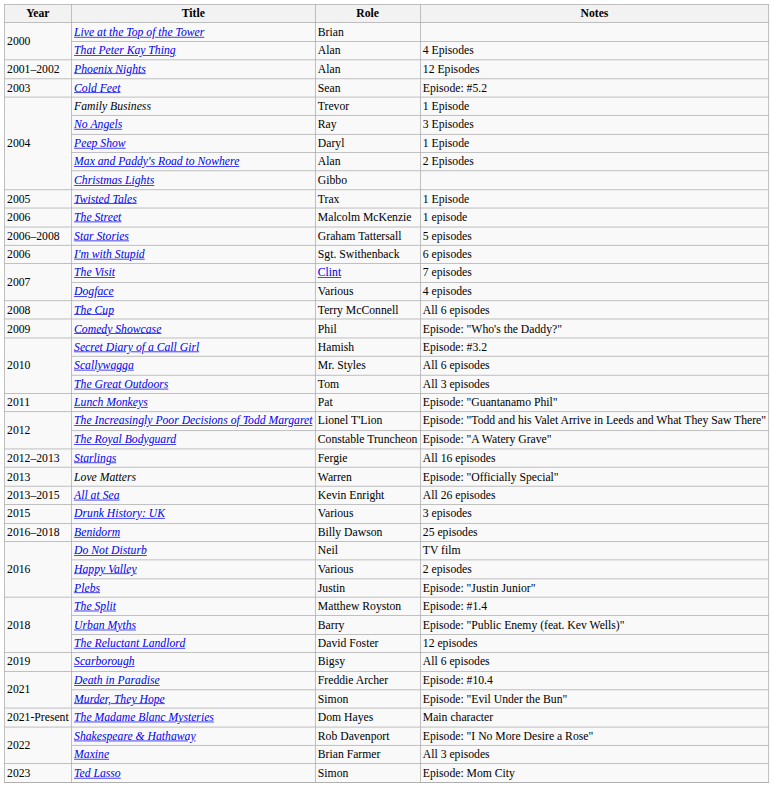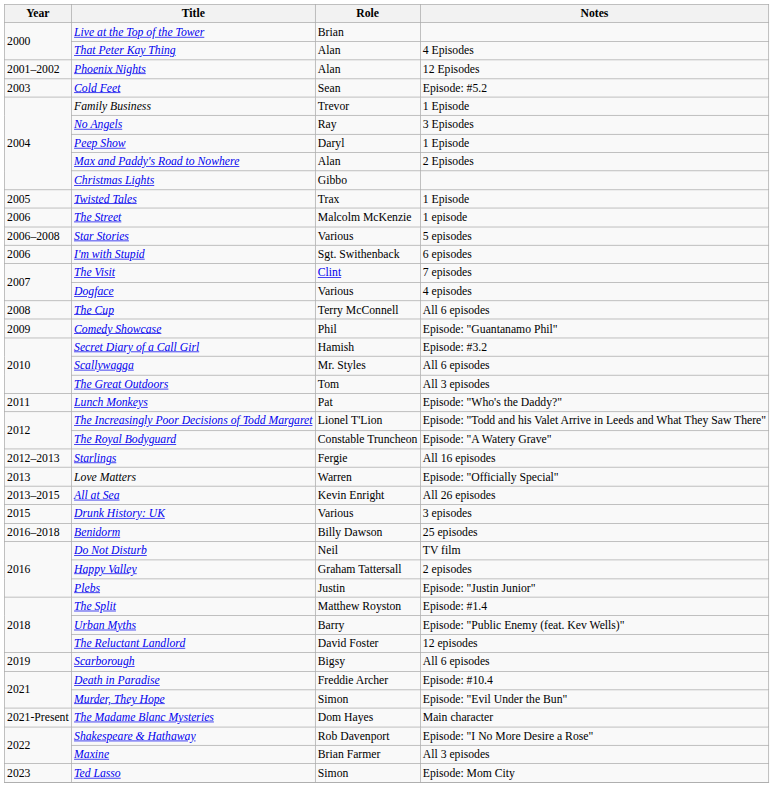(360, 236) Graham Tattersall -> (336, 236) Various
(492, 328) Episode: "Who's the Daddy?" -> (490, 328) Episode: "Guantanamo Phil"
(490, 402) Episode: "Guantanamo Phil" -> (492, 402) Episode: "Who's the Daddy?"
(336, 569) Various -> (360, 569) Graham Tattersall
